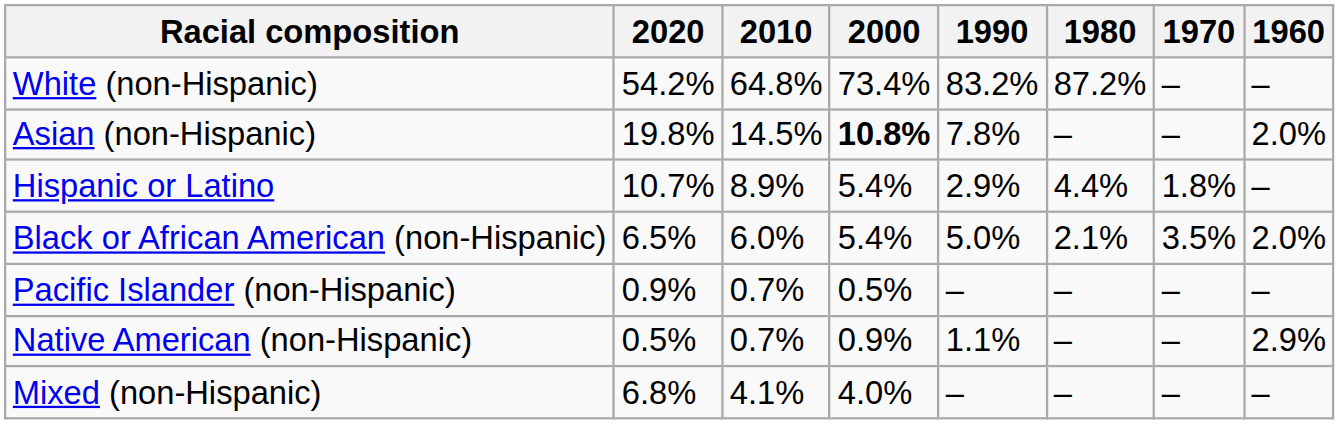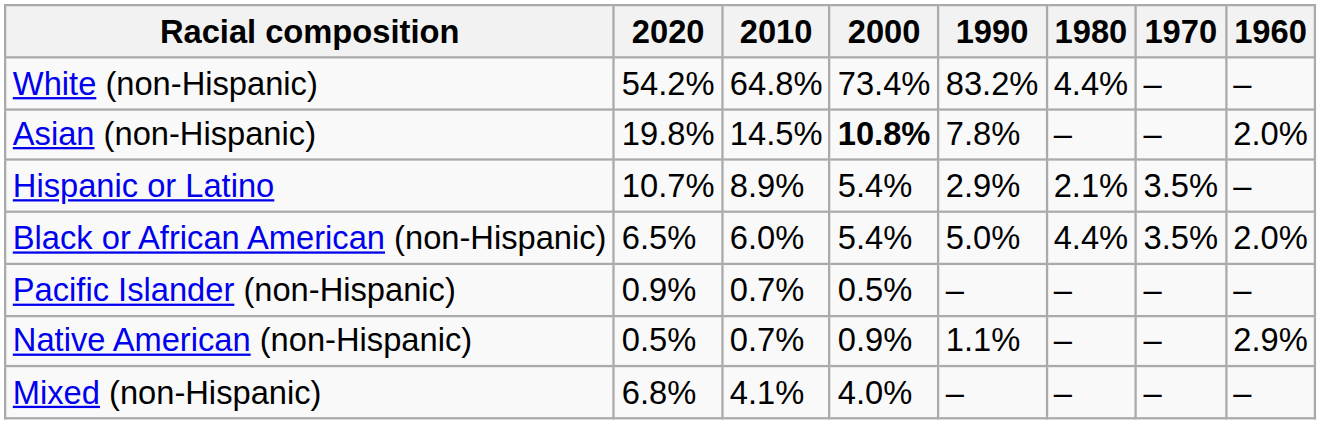(1100, 83) 87.2% -> (1091, 83) 4.4%
(1091, 186) 4.4% -> (1091, 186) 2.1%
(1199, 186) 1.8% -> (1181, 186) 3.5%
(1091, 238) 2.1% -> (1091, 238) 4.4%
